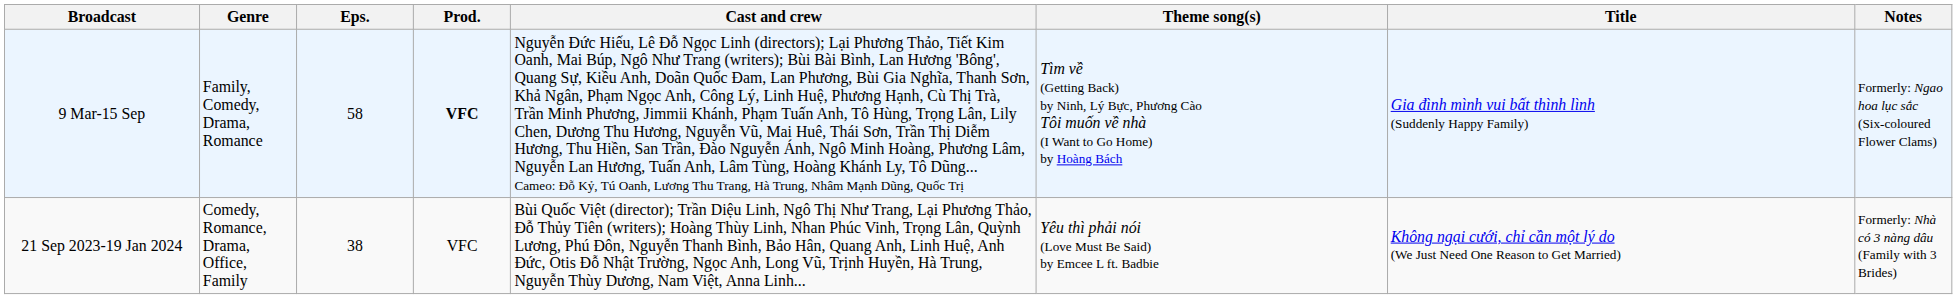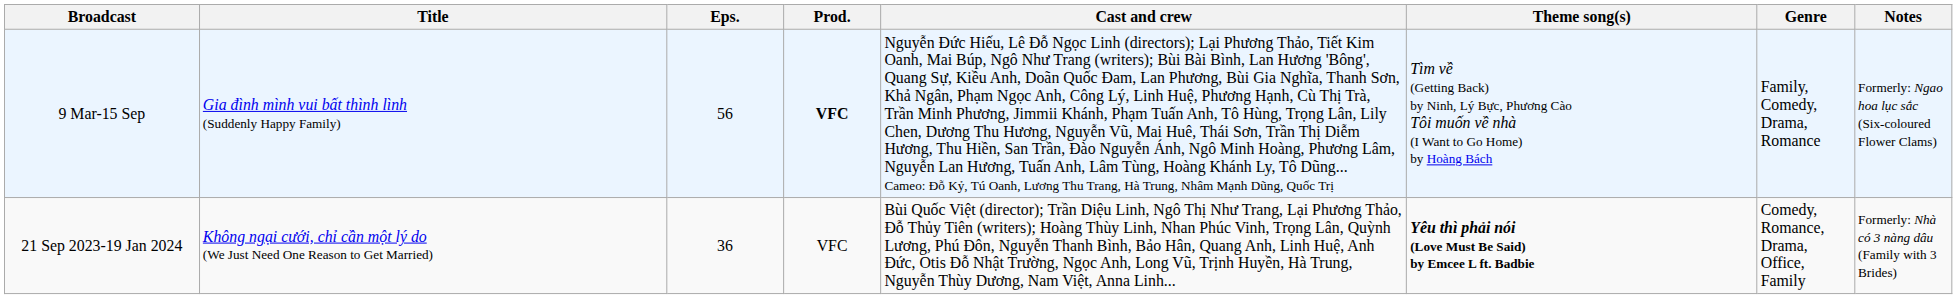columns swapped: (1621, 17) <-> (248, 17)
(355, 113) 58 -> (725, 113) 56
(355, 245) 38 -> (725, 245) 36
(1100, 245) normal -> (1472, 245) bold
